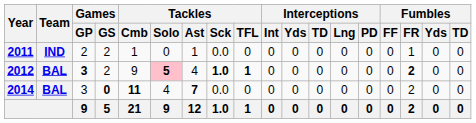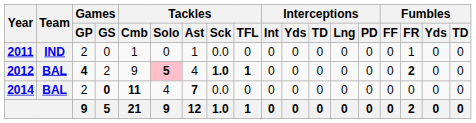(107, 52) 2 -> (107, 52) 0
(84, 71) 3 -> (84, 71) 4
(84, 90) 3 -> (84, 90) 2
(411, 90) 2 -> (411, 90) 0
